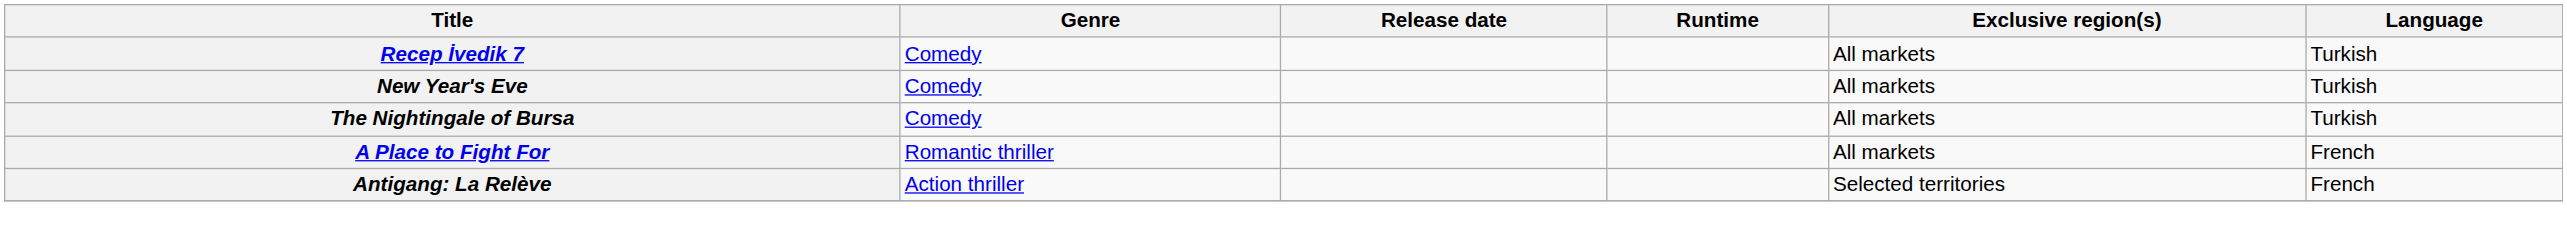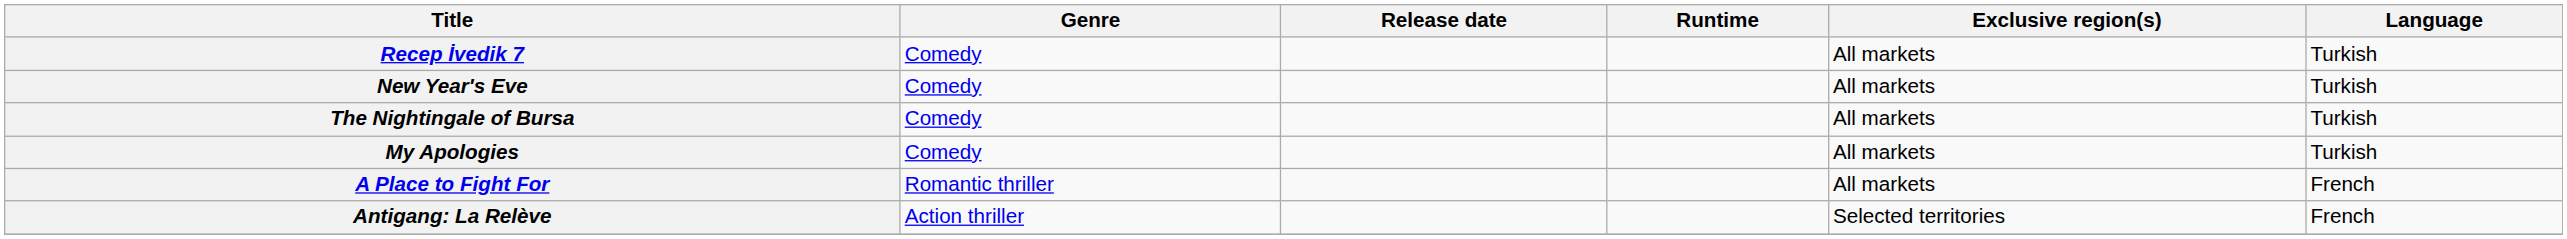+ row: (452, 151)
